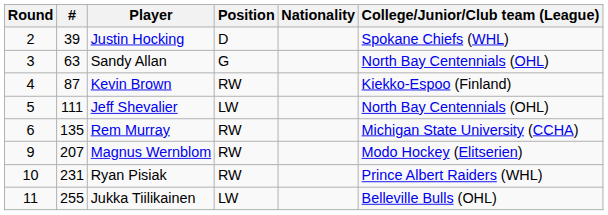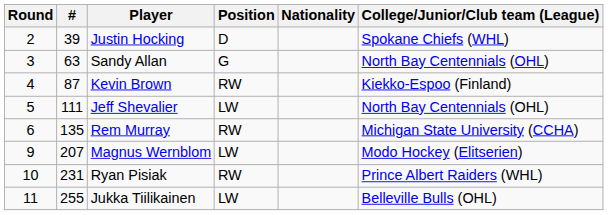(230, 152) RW -> (228, 152) LW
